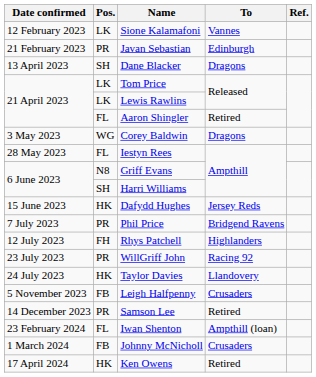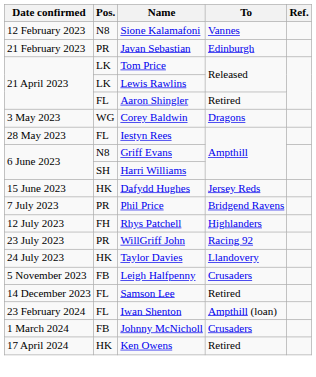(103, 30) LK -> (103, 30) N8
- row: (151, 65)
(103, 310) PR -> (102, 293) FL
